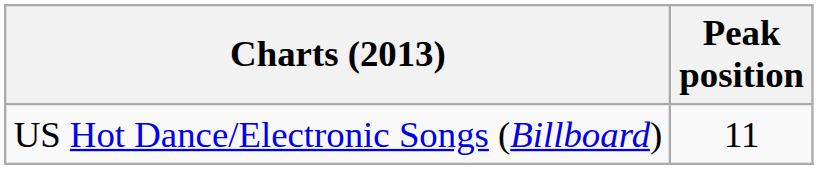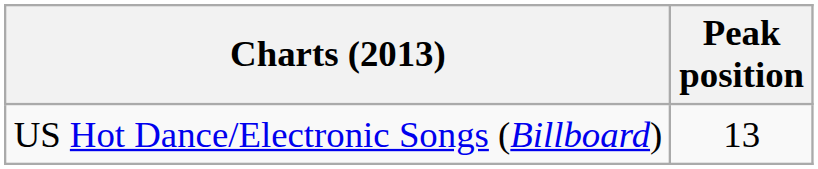(742, 133) 11 -> (742, 133) 13
